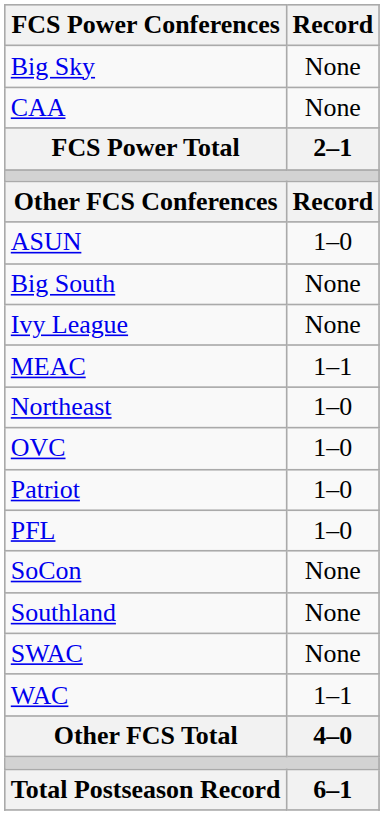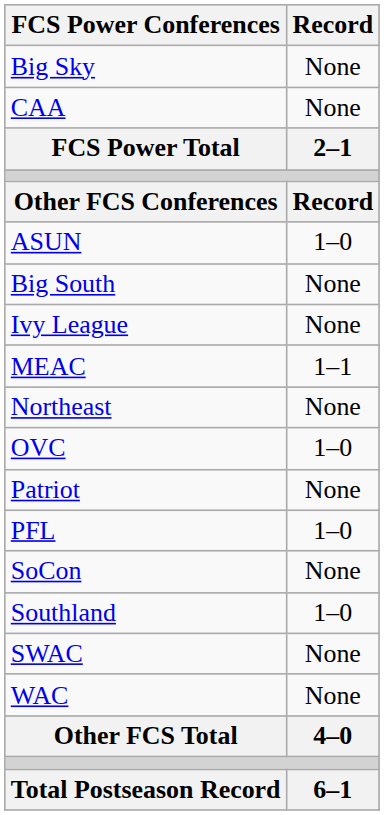(333, 406) 1–0 -> (333, 406) None
(333, 489) 1–0 -> (333, 489) None
(333, 612) None -> (333, 612) 1–0
(333, 694) 1–1 -> (333, 694) None
